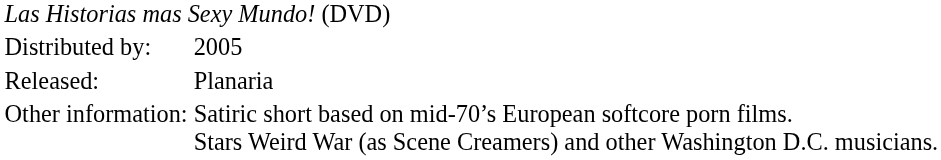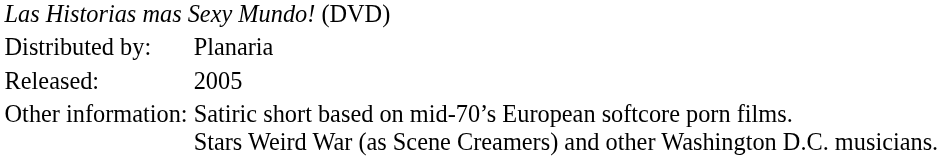(218, 47) 2005 -> (234, 47) Planaria
(234, 80) Planaria -> (218, 80) 2005
